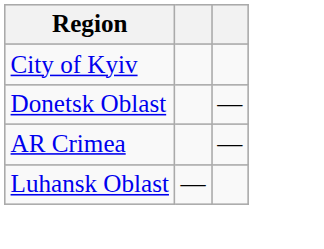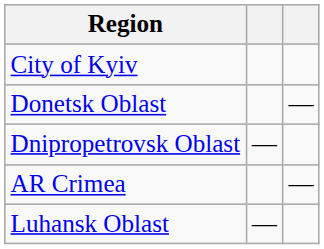+ row: (125, 143)
